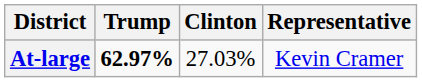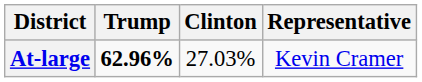(137, 58) 62.97% -> (137, 58) 62.96%
